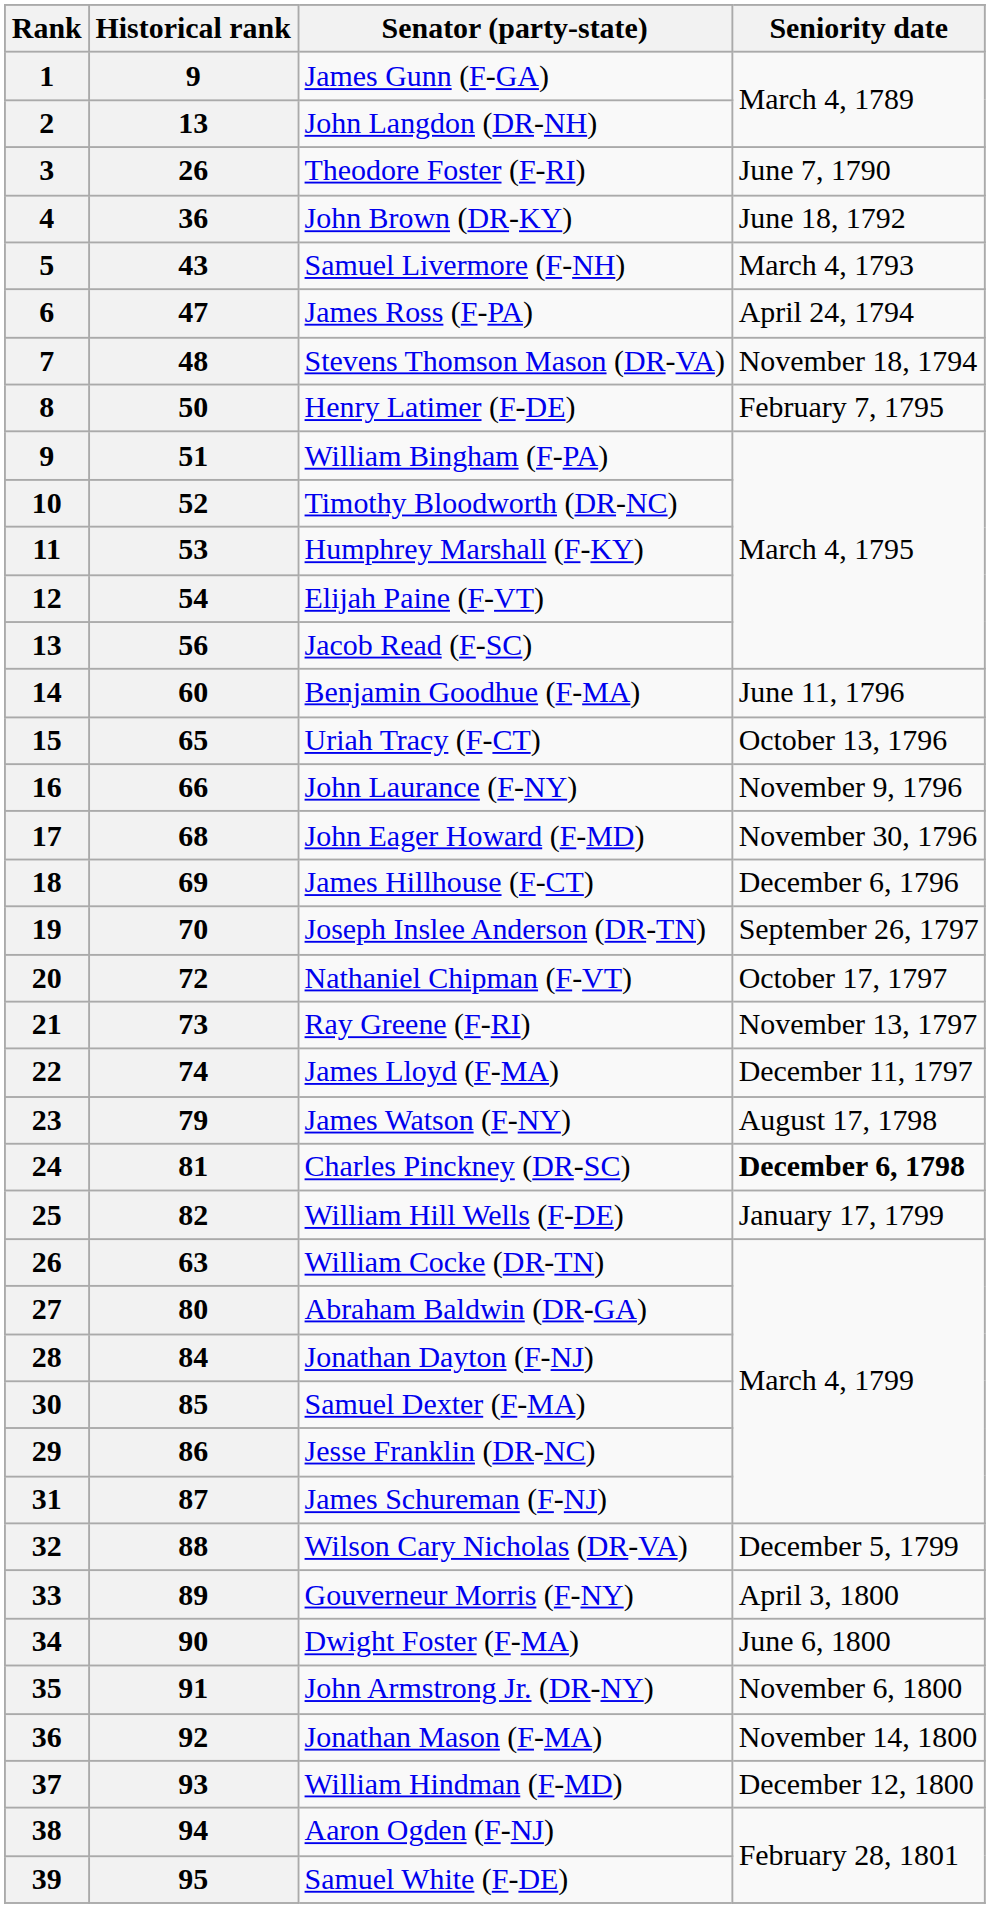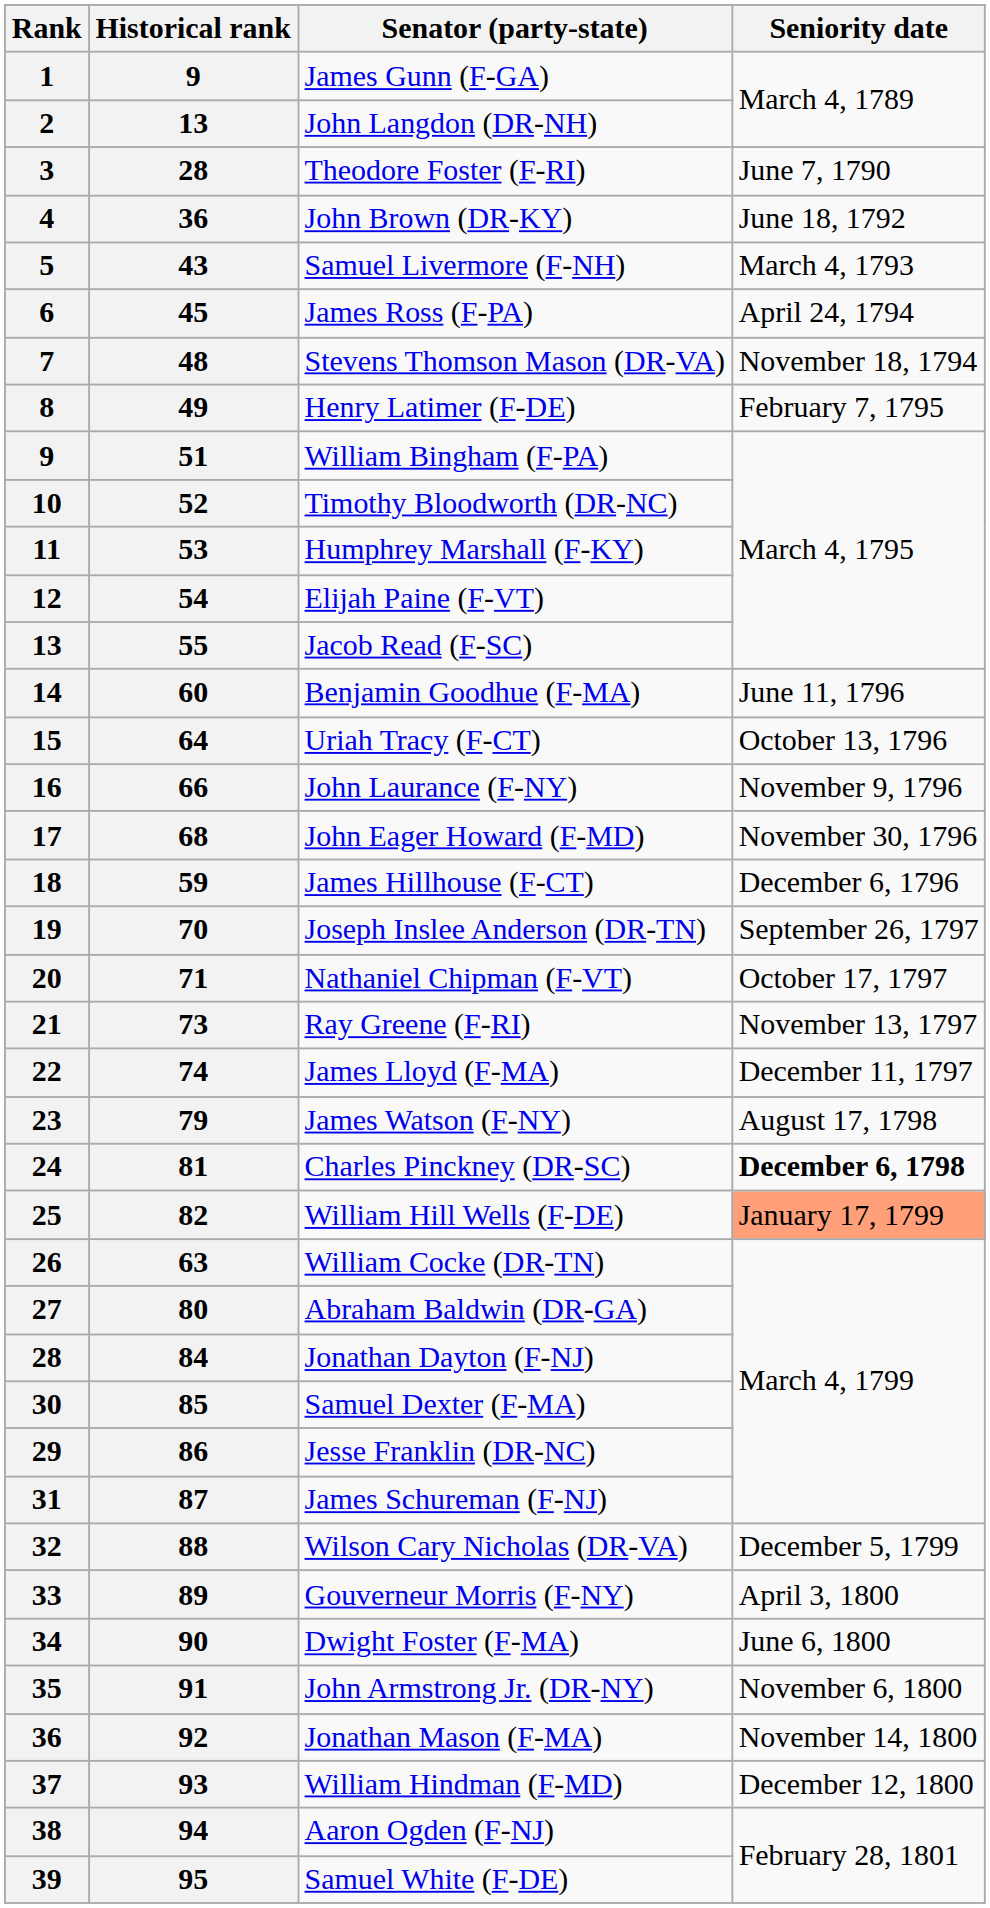(193, 170) 26 -> (193, 170) 28
(193, 312) 47 -> (193, 312) 45
(193, 407) 50 -> (193, 407) 49
(193, 645) 56 -> (193, 645) 55
(193, 739) 65 -> (193, 739) 64
(193, 882) 69 -> (193, 882) 59
(193, 977) 72 -> (193, 977) 71
(841, 1214) no background -> (841, 1214) lightsalmon background
